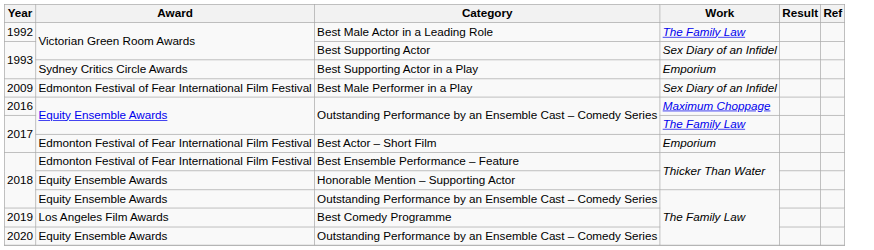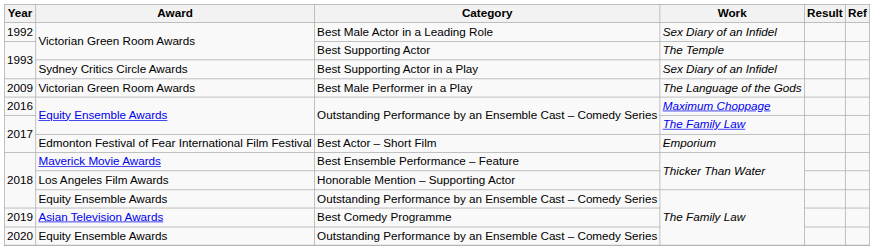(704, 32) The Family Law -> (720, 32) Sex Diary of an Infidel
(720, 50) Sex Diary of an Infidel -> (693, 50) The Temple
(689, 69) Emporium -> (720, 69) Sex Diary of an Infidel
(175, 87) Edmonton Festival of Fear International Film Festival -> (117, 87) Victorian Green Room Awards
(720, 87) Sex Diary of an Infidel -> (732, 87) The Language of the Gods
(175, 161) Edmonton Festival of Fear International Film Festival -> (100, 161) Maverick Movie Awards
(103, 180) Equity Ensemble Awards -> (104, 180) Los Angeles Film Awards
(104, 217) Los Angeles Film Awards -> (101, 217) Asian Television Awards
